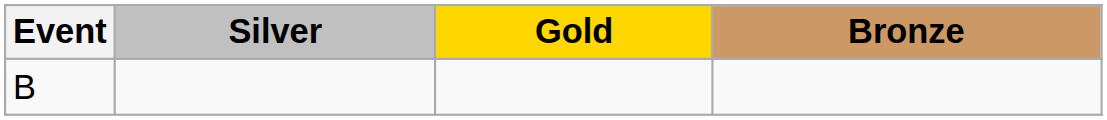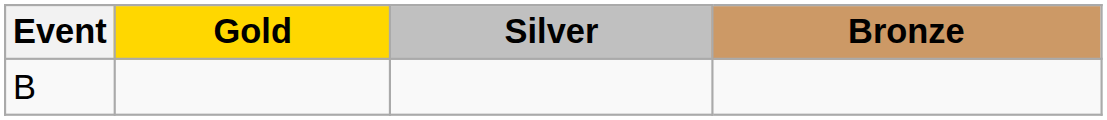columns swapped: (574, 31) <-> (275, 31)
